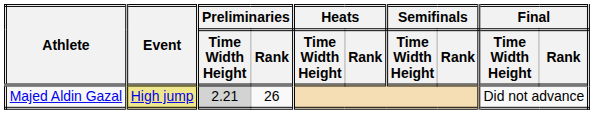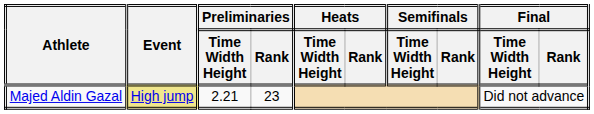(225, 97) lightgrey background -> (225, 97) no background
(272, 97) 26 -> (272, 97) 23
